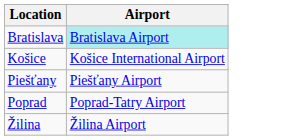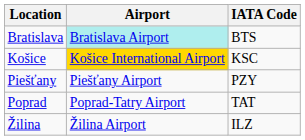+ column: (264, 15)
(147, 59) no background -> (147, 59) gold background
